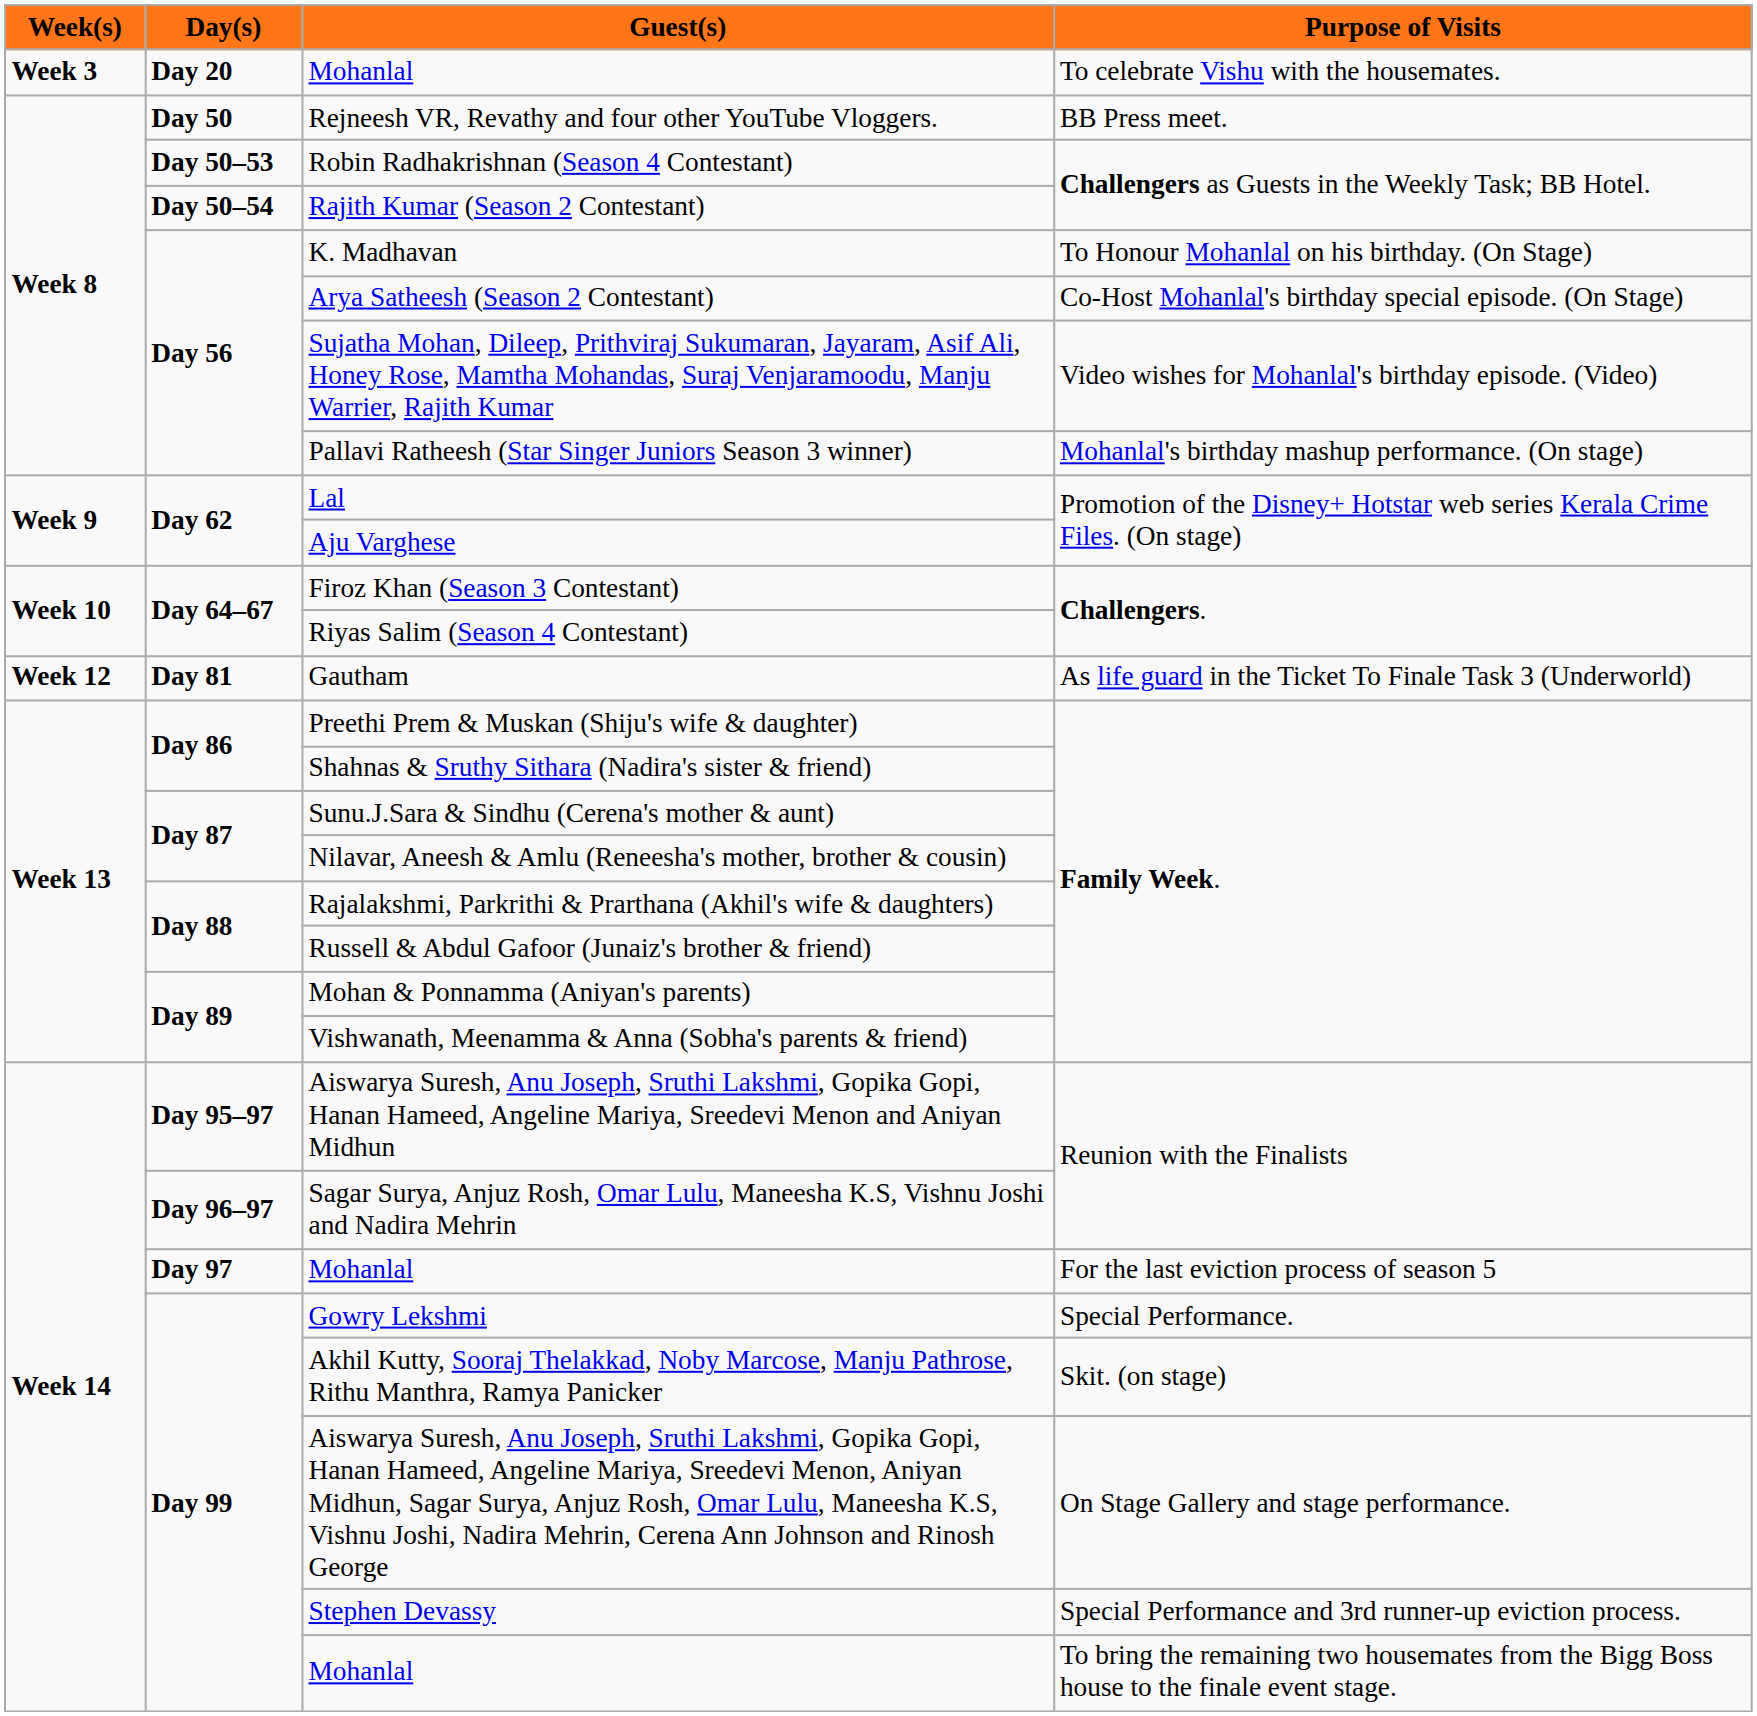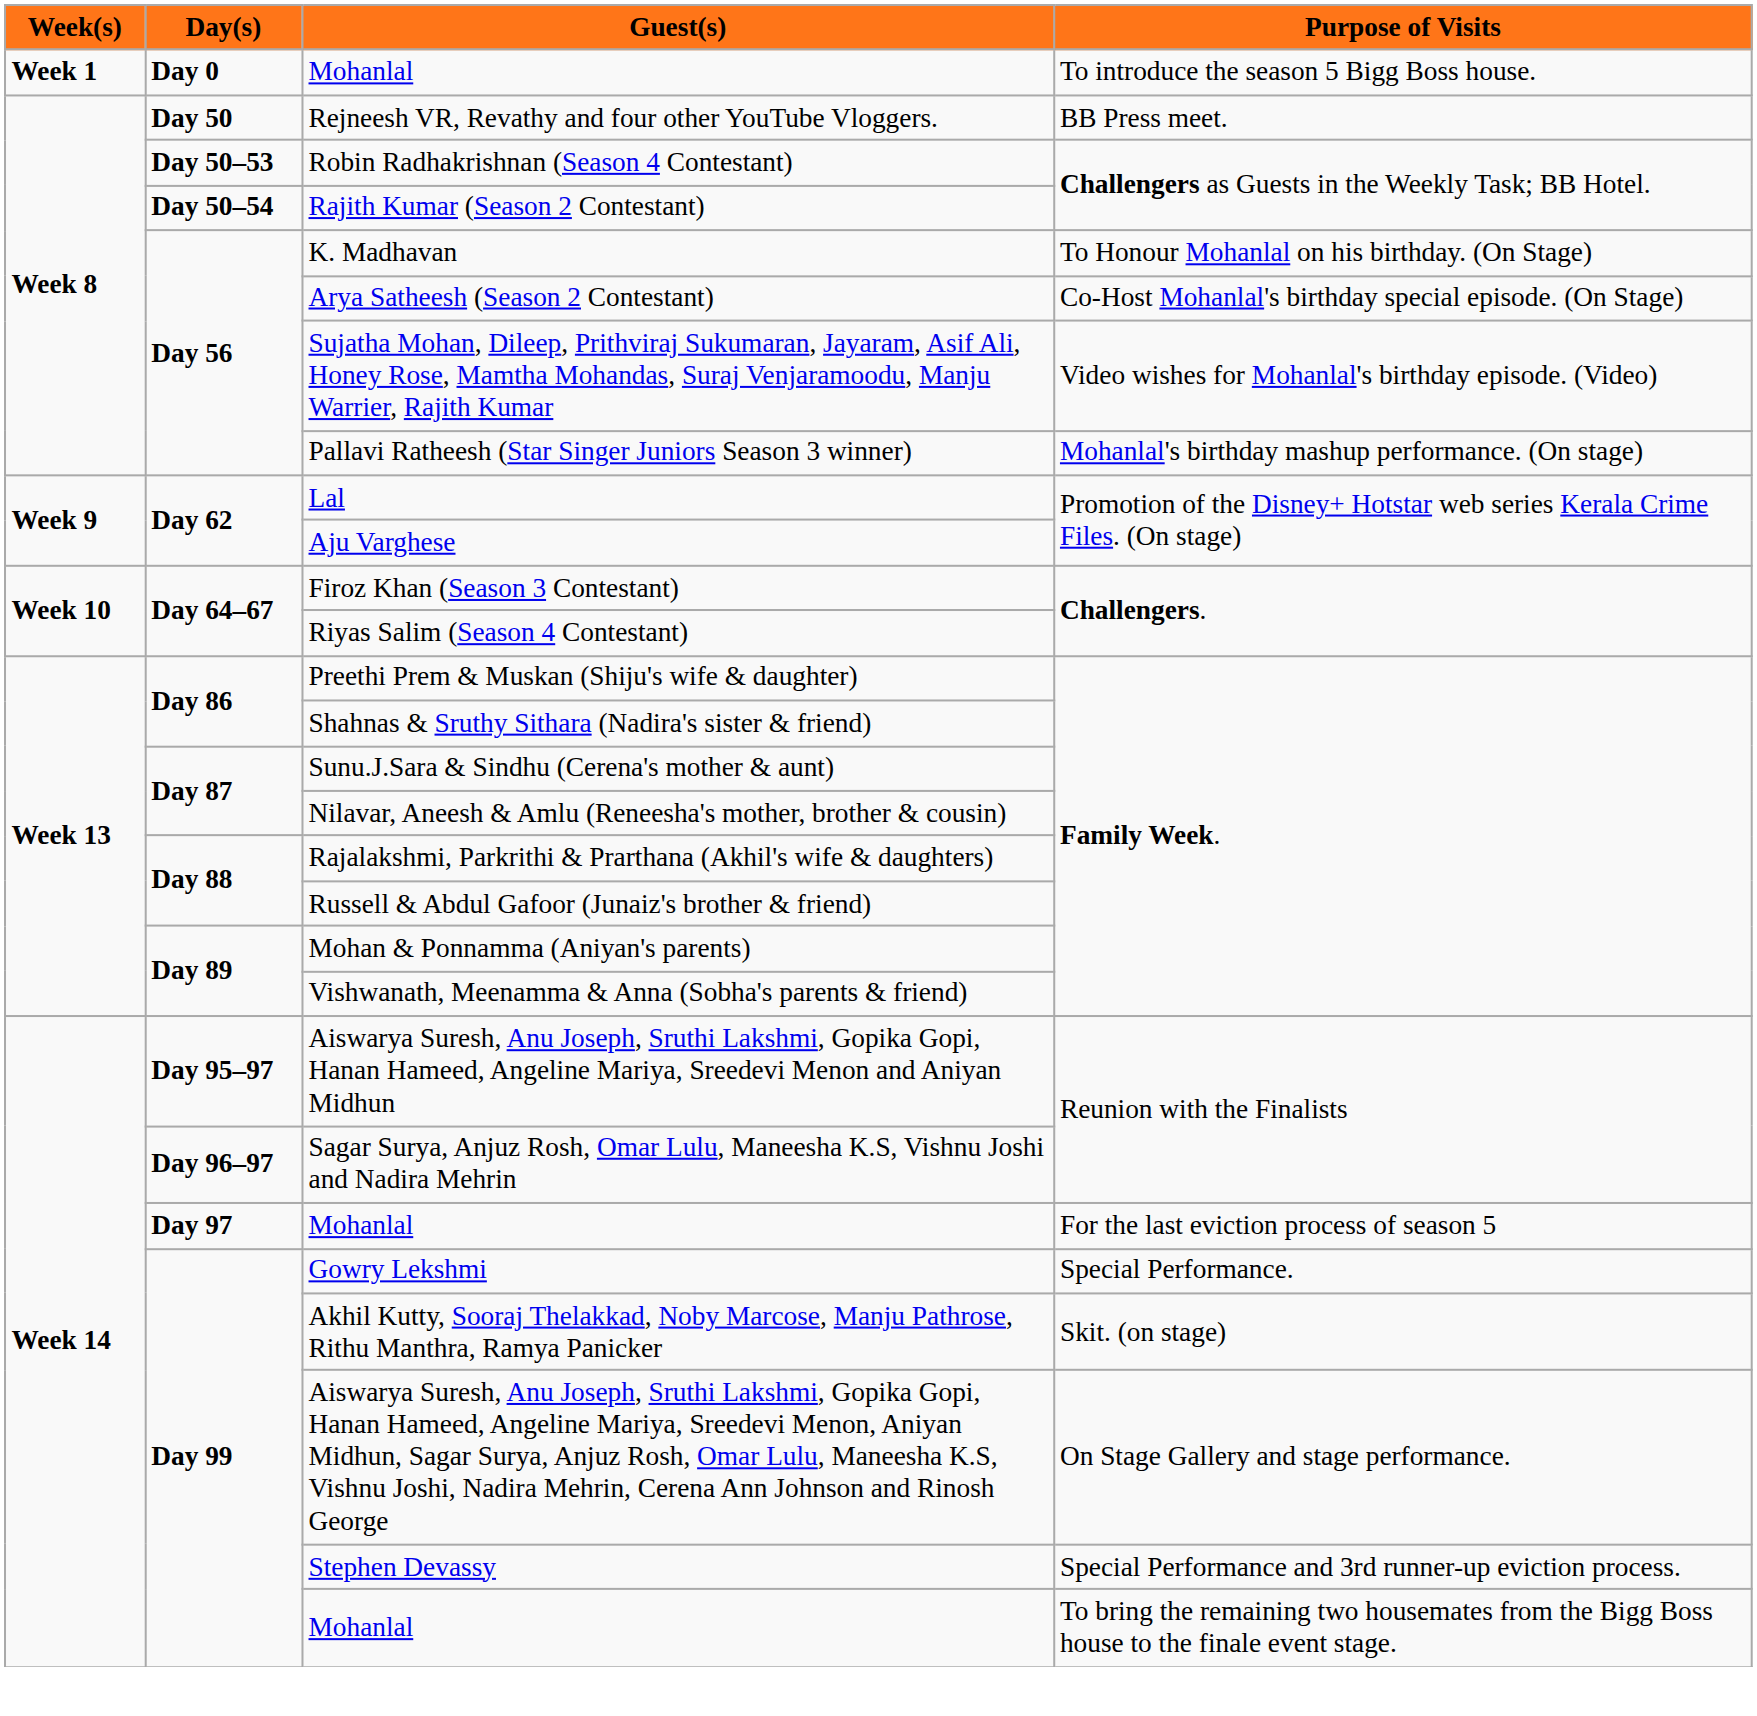+ row: (361, 71)
- row: (361, 71)
- row: (359, 677)
